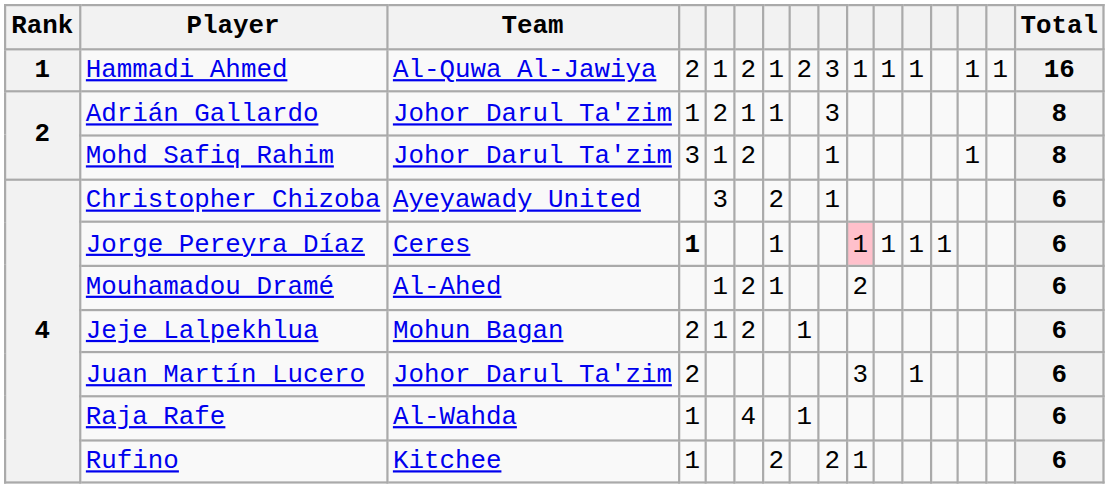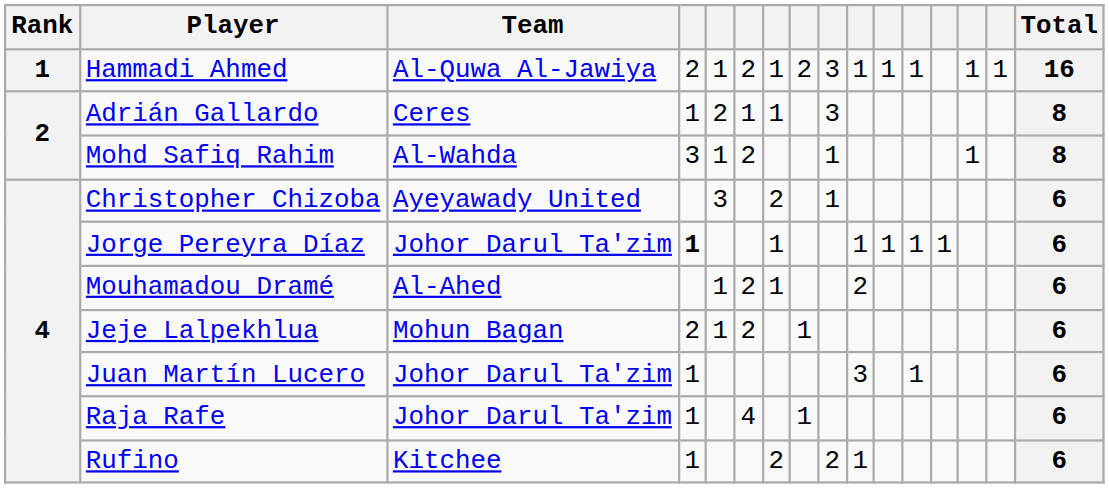(532, 113) Johor Darul Ta'zim -> (432, 113) Ceres
(532, 157) Johor Darul Ta'zim -> (455, 157) Al-Wahda
(432, 244) Ceres -> (532, 244) Johor Darul Ta'zim
(860, 244) pink background -> (860, 244) no background
(692, 374) 2 -> (692, 374) 1
(455, 417) Al-Wahda -> (532, 417) Johor Darul Ta'zim
